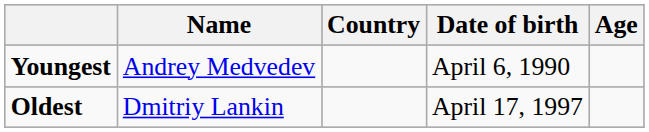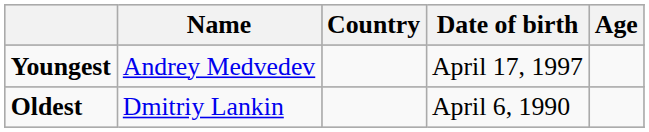(501, 65) April 6, 1990 -> (508, 65) April 17, 1997
(508, 106) April 17, 1997 -> (501, 106) April 6, 1990
